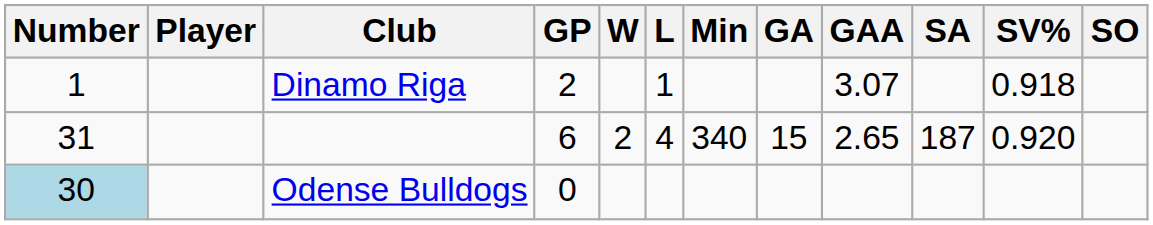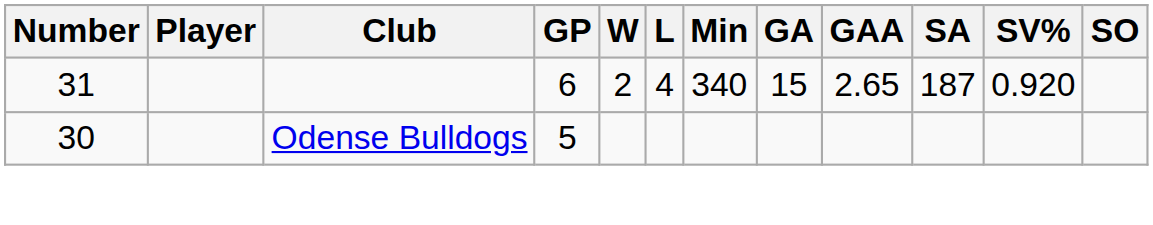- row: (369, 84)
(76, 191) lightblue background -> (76, 137) no background
(567, 191) 0 -> (567, 137) 5
